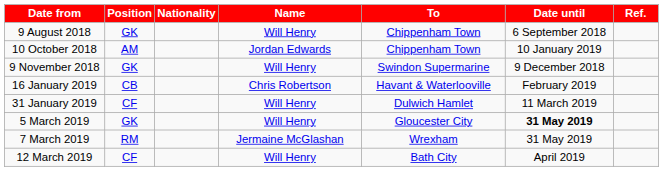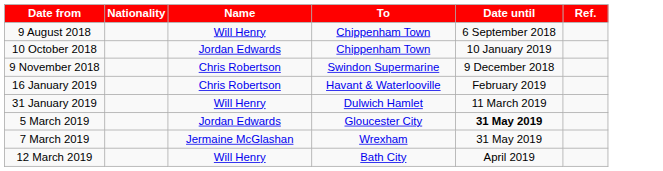- column: (130, 14)
(290, 68) Will Henry -> (240, 68) Chris Robertson
(290, 122) Will Henry -> (240, 122) Jordan Edwards
